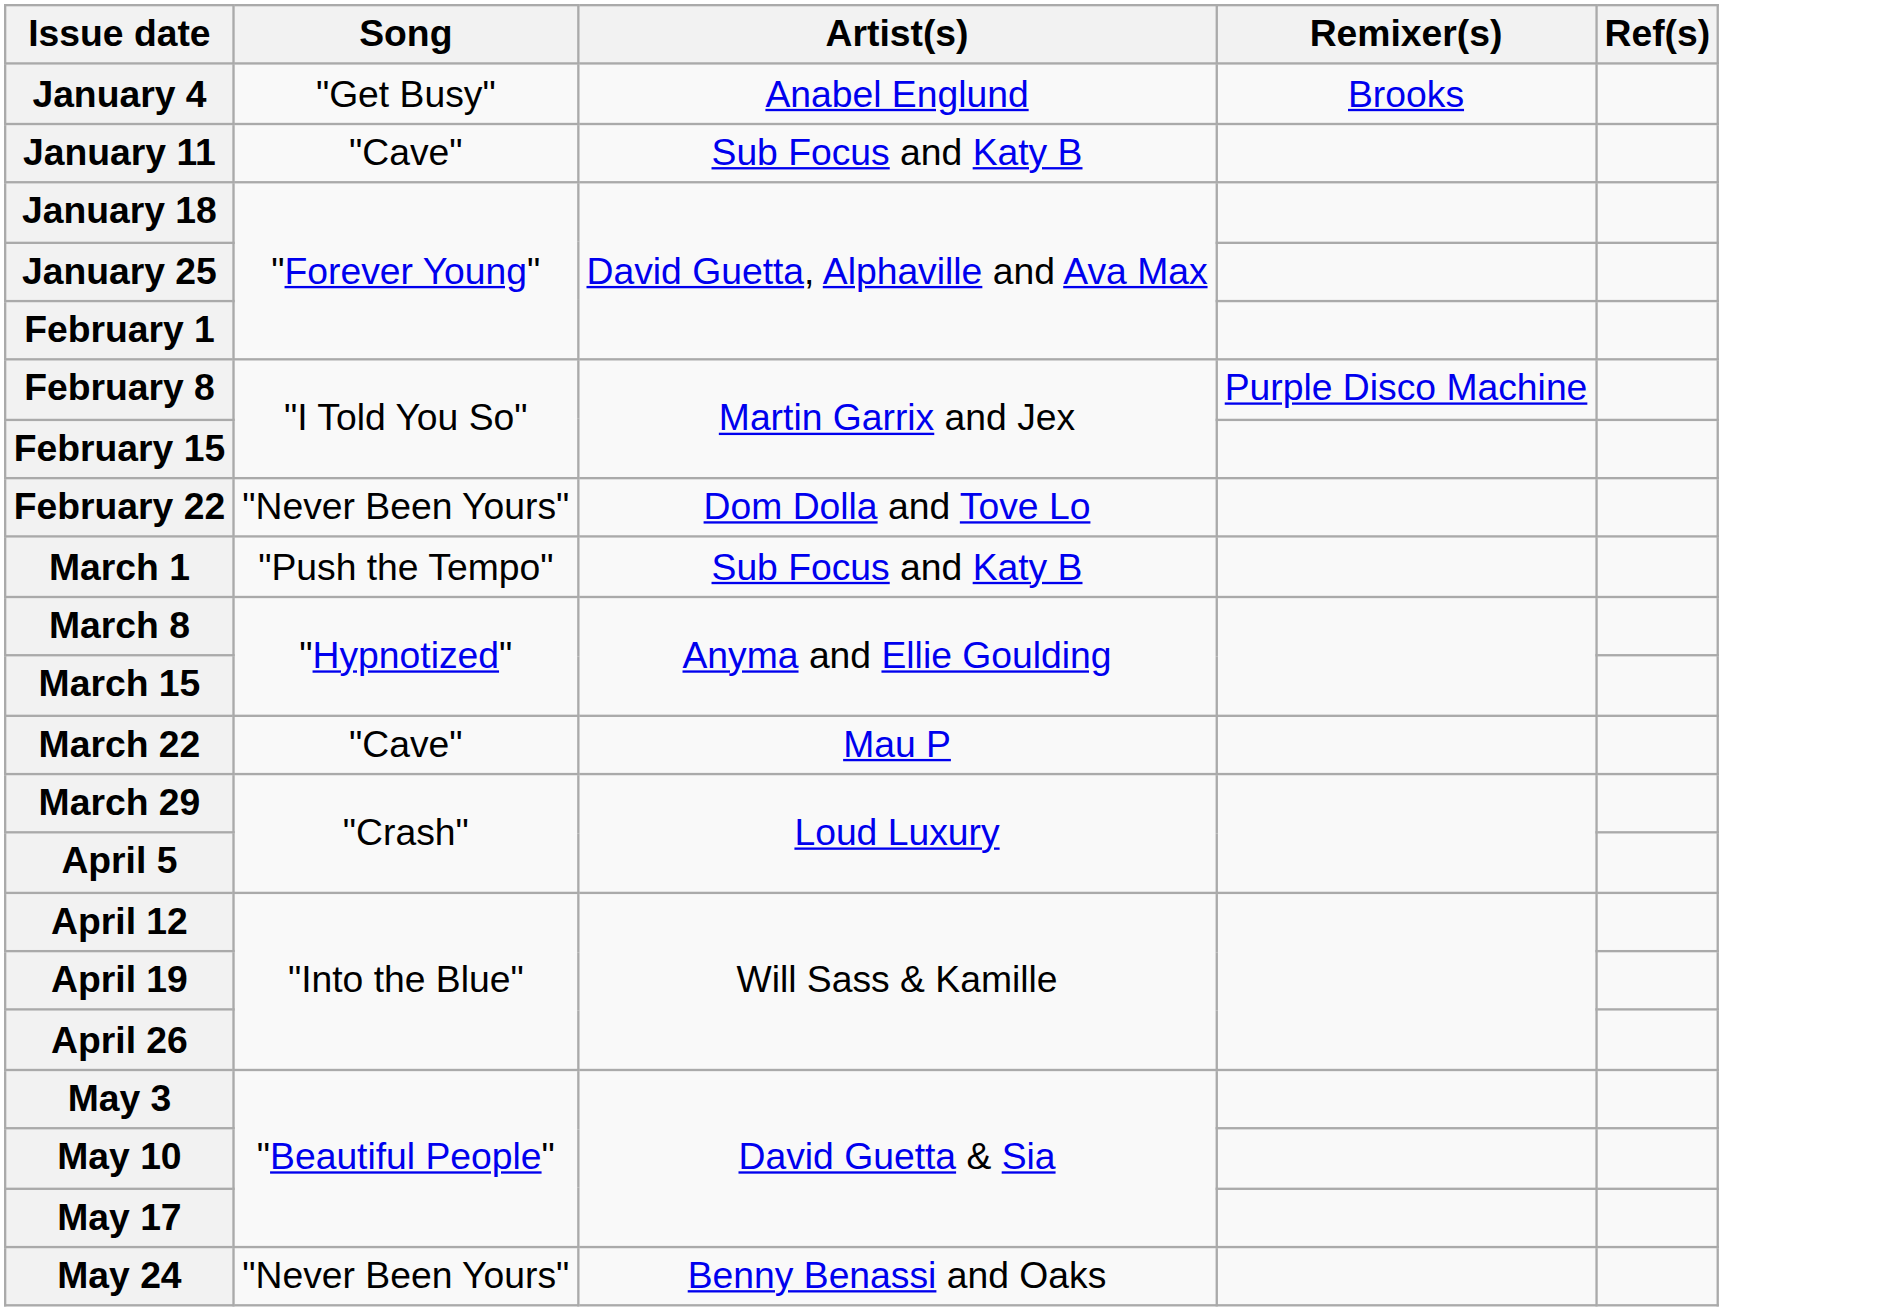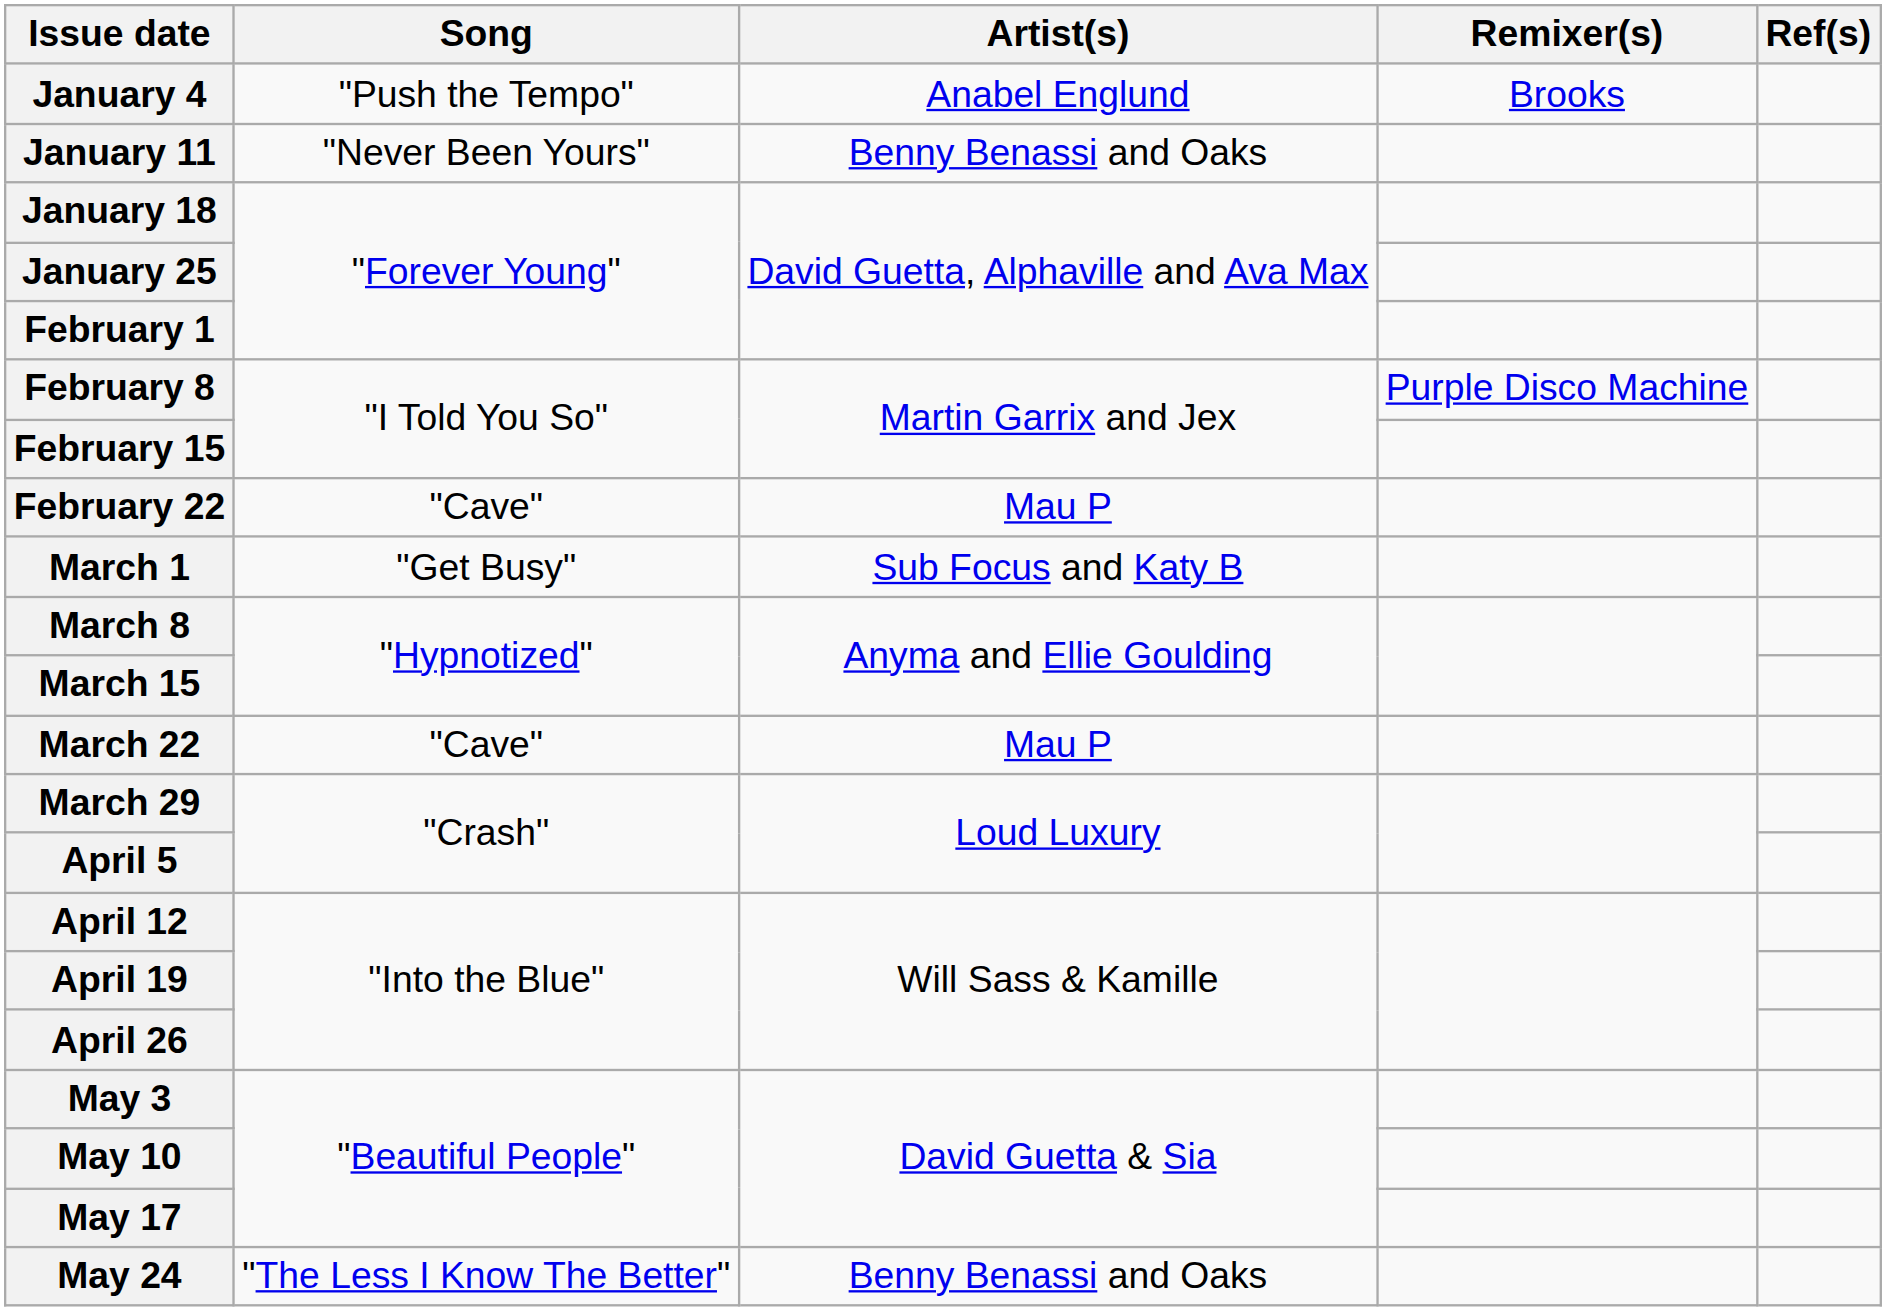(406, 93) "Get Busy" -> (486, 93) "Push the Tempo"
(406, 152) "Cave" -> (486, 152) "Never Been Yours"
(897, 152) Sub Focus and Katy B -> (1058, 152) Benny Benassi and Oaks
(406, 507) "Never Been Yours" -> (486, 507) "Cave"
(897, 507) Dom Dolla and Tove Lo -> (1058, 507) Mau P
(406, 566) "Push the Tempo" -> (486, 566) "Get Busy"
(406, 1275) "Never Been Yours" -> (486, 1275) "The Less I Know The Better"
